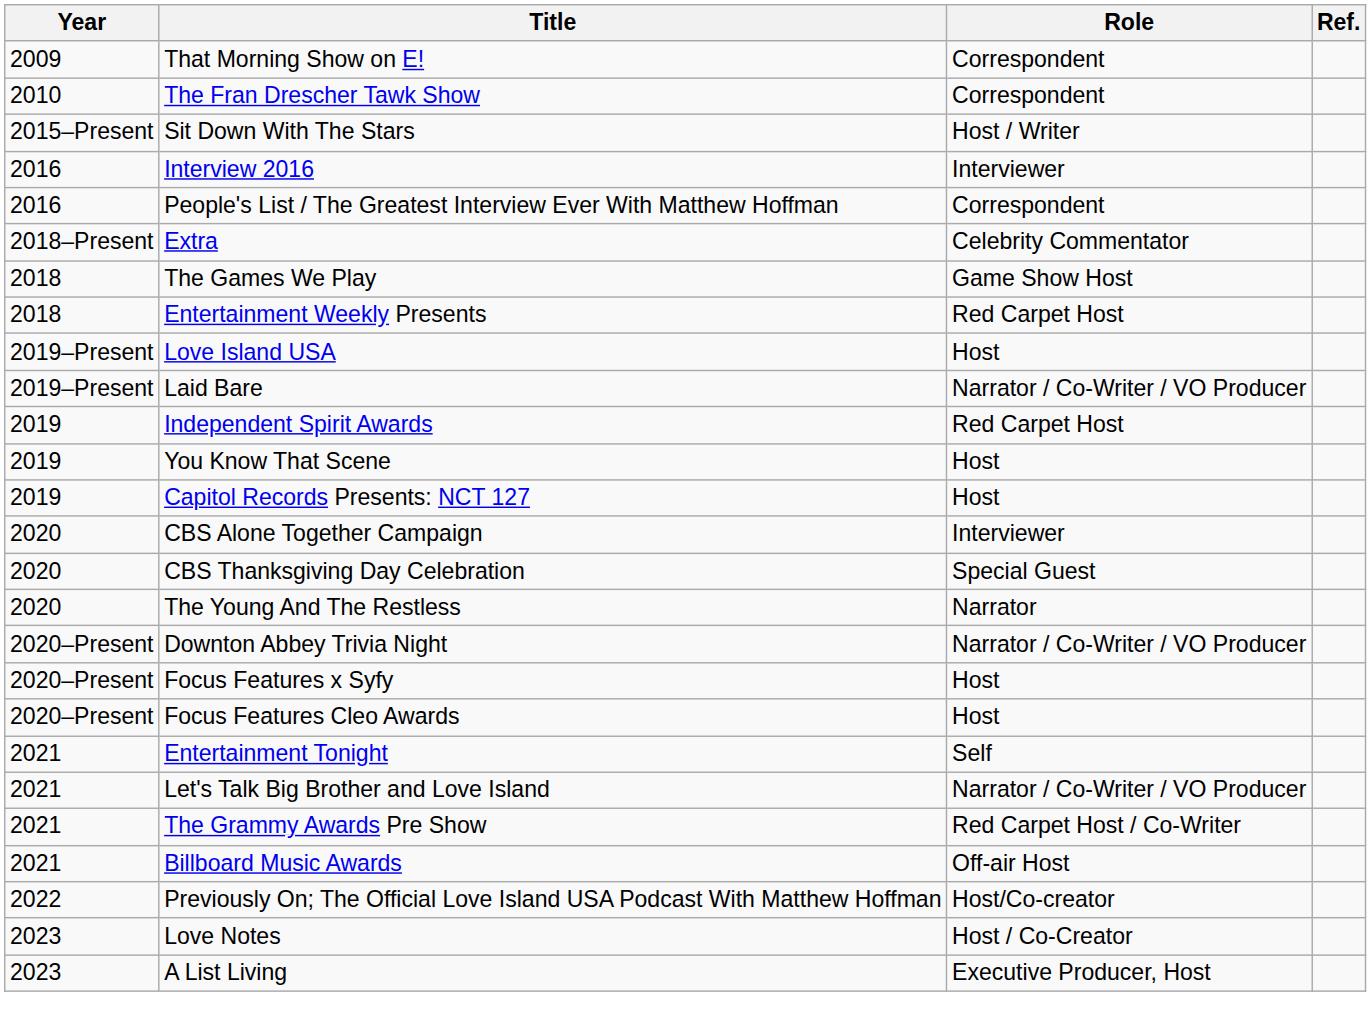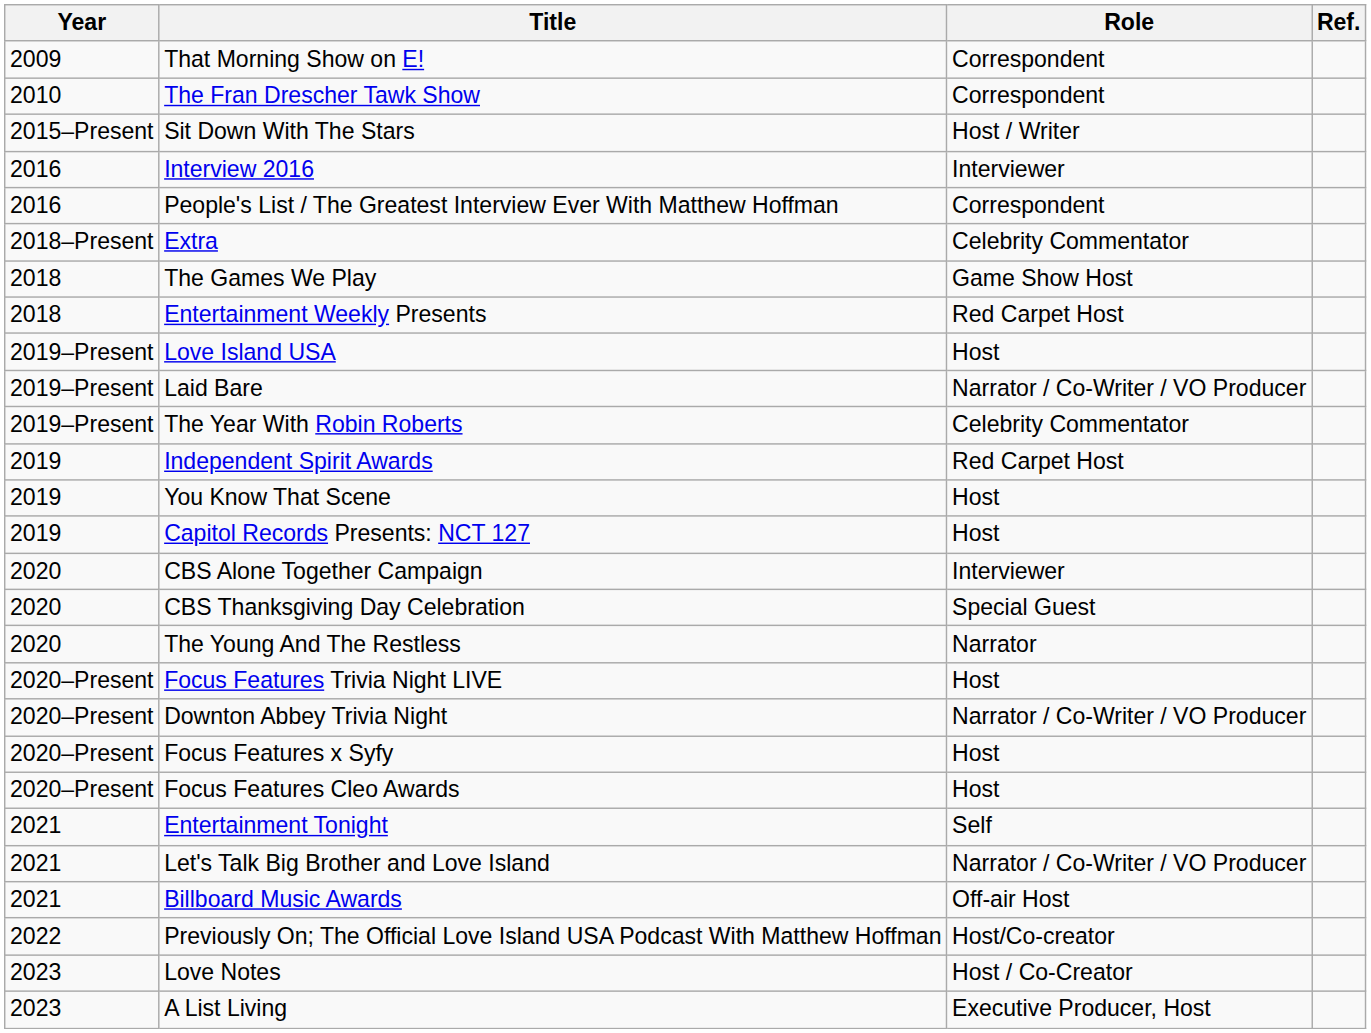+ row: (313, 424)
+ row: (333, 680)
- row: (325, 826)
